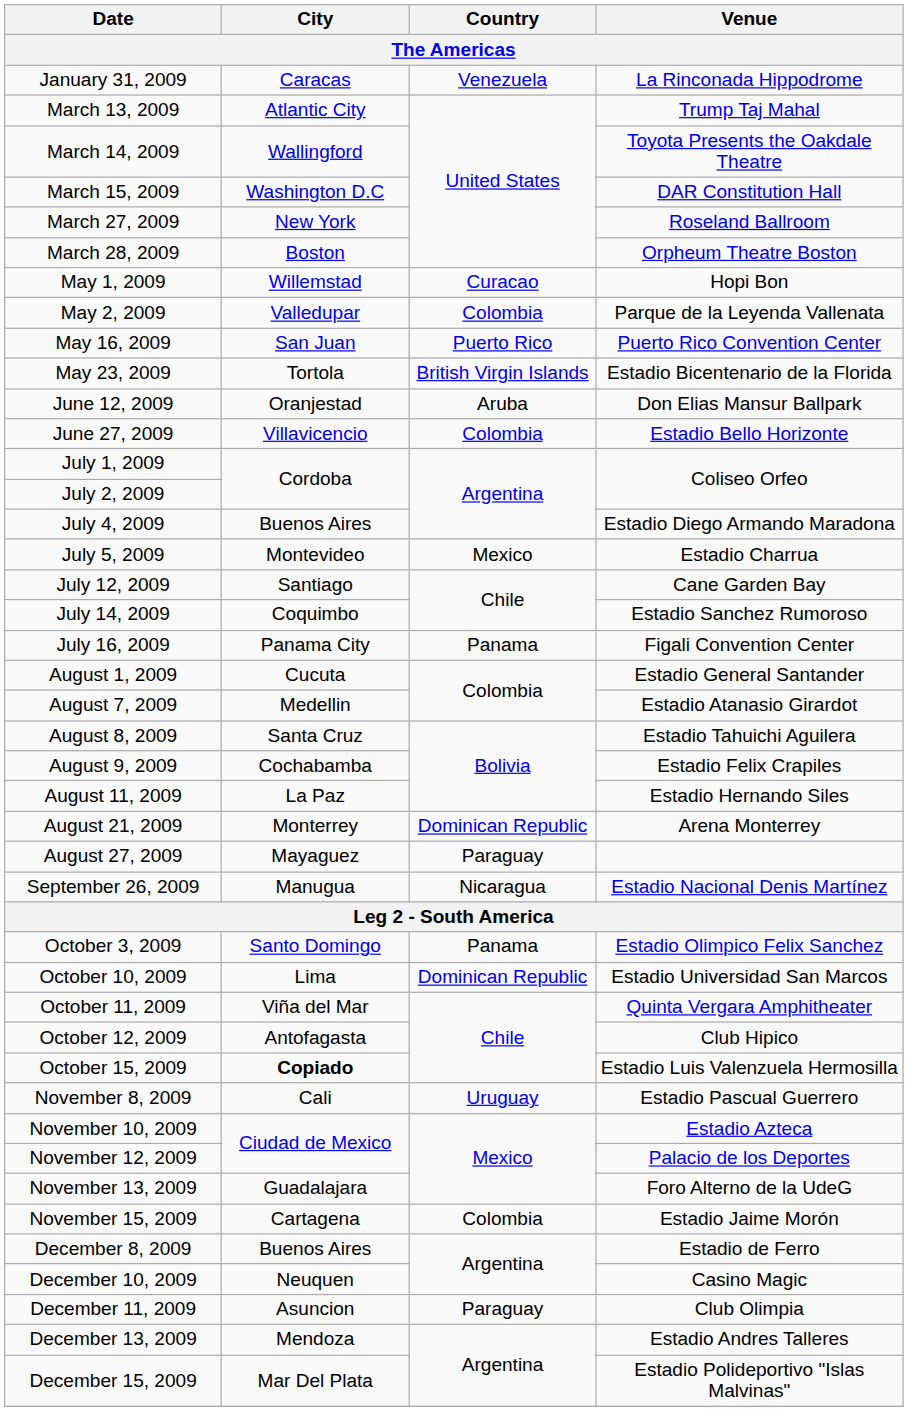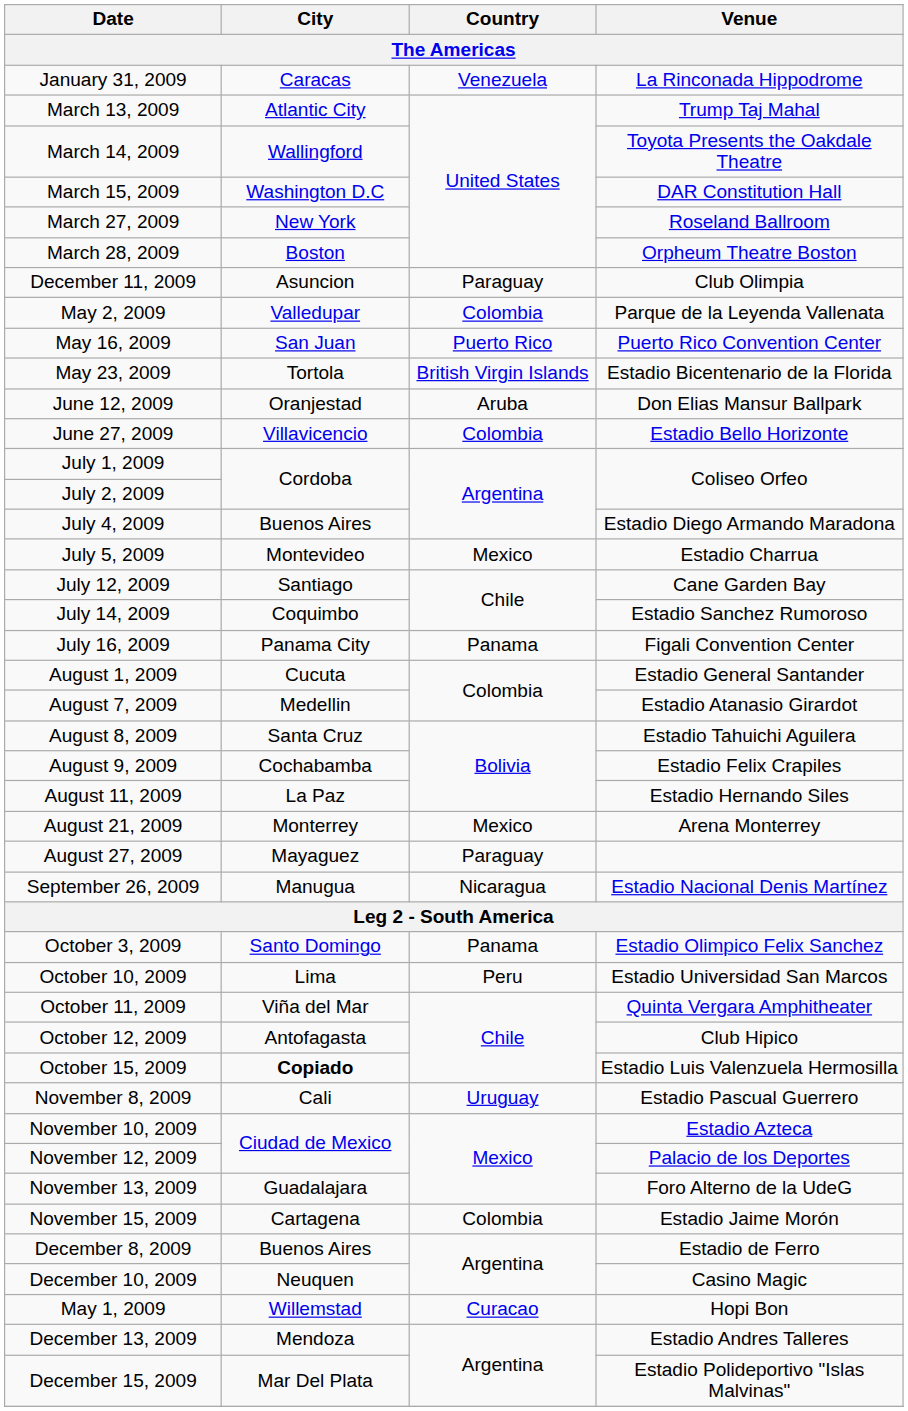rows swapped: (113, 282) <-> (113, 1309)
(503, 826) Dominican Republic -> (503, 826) Mexico
(503, 977) Dominican Republic -> (503, 977) Peru
